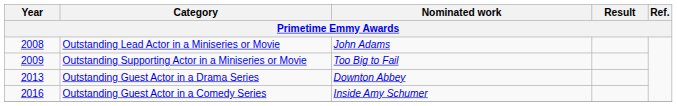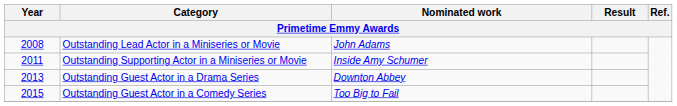(32, 61) 2009 -> (32, 61) 2011
(366, 61) Too Big to Fail -> (381, 61) Inside Amy Schumer
(32, 93) 2016 -> (32, 93) 2015
(381, 93) Inside Amy Schumer -> (366, 93) Too Big to Fail
